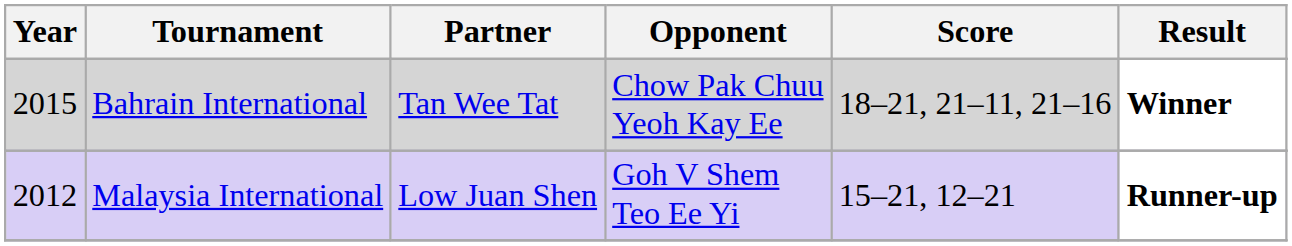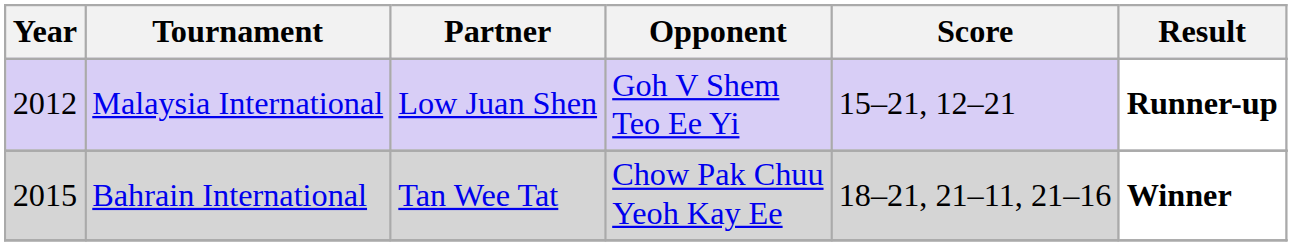rows swapped: (230, 103) <-> (238, 195)
